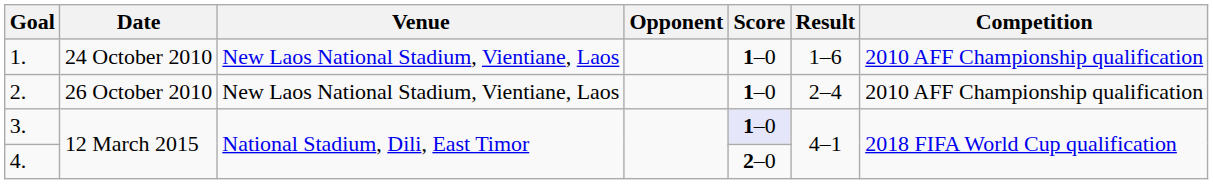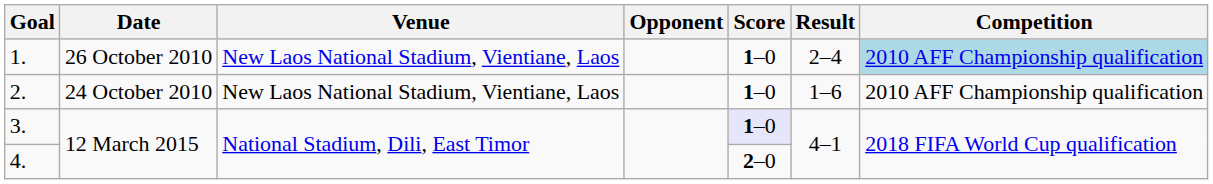(139, 56) 24 October 2010 -> (139, 56) 26 October 2010
(825, 56) 1–6 -> (825, 56) 2–4
(1034, 56) no background -> (1034, 56) lightblue background
(139, 91) 26 October 2010 -> (139, 91) 24 October 2010
(825, 91) 2–4 -> (825, 91) 1–6
